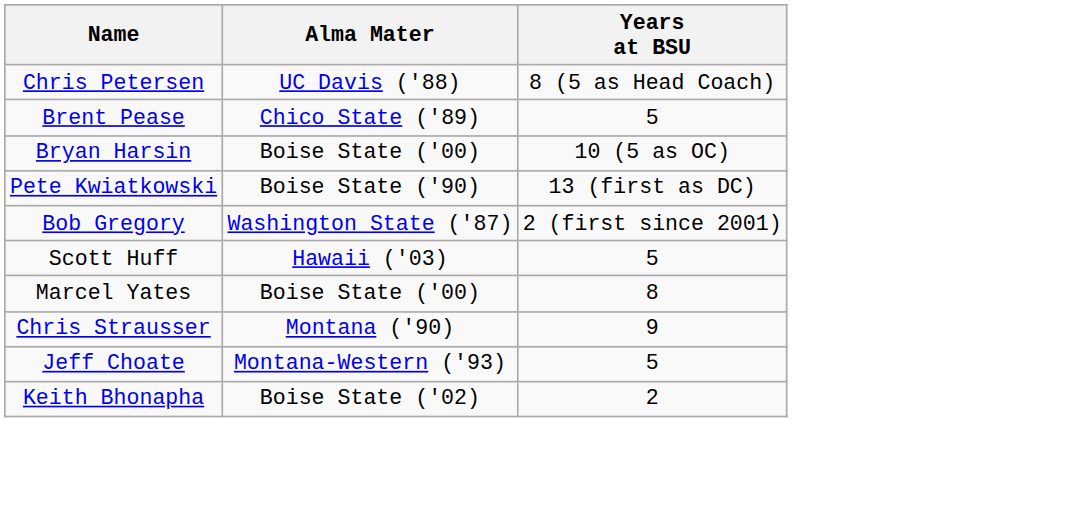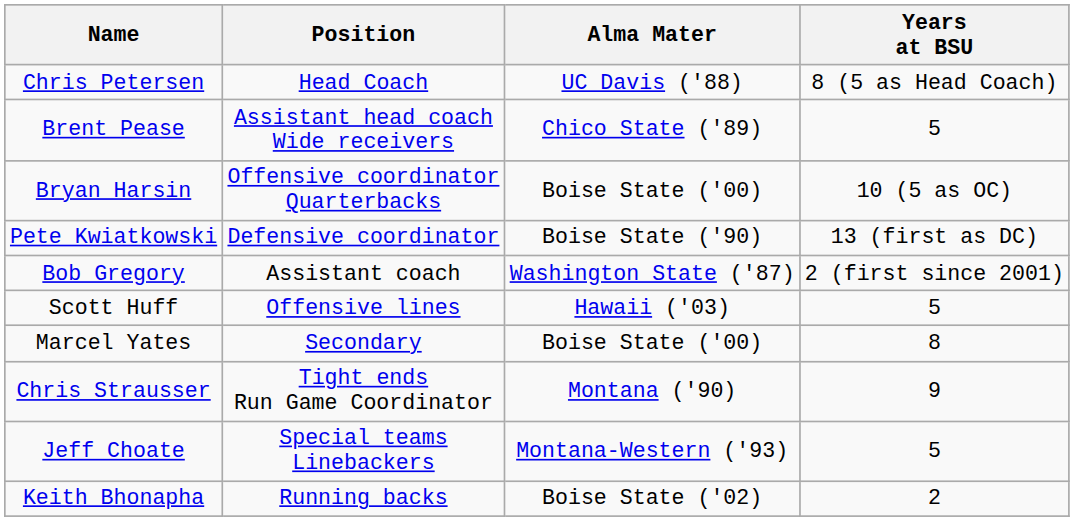+ column: (363, 35)
